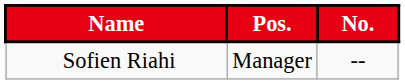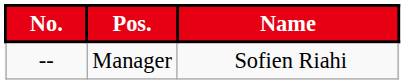columns swapped: (358, 23) <-> (116, 23)
